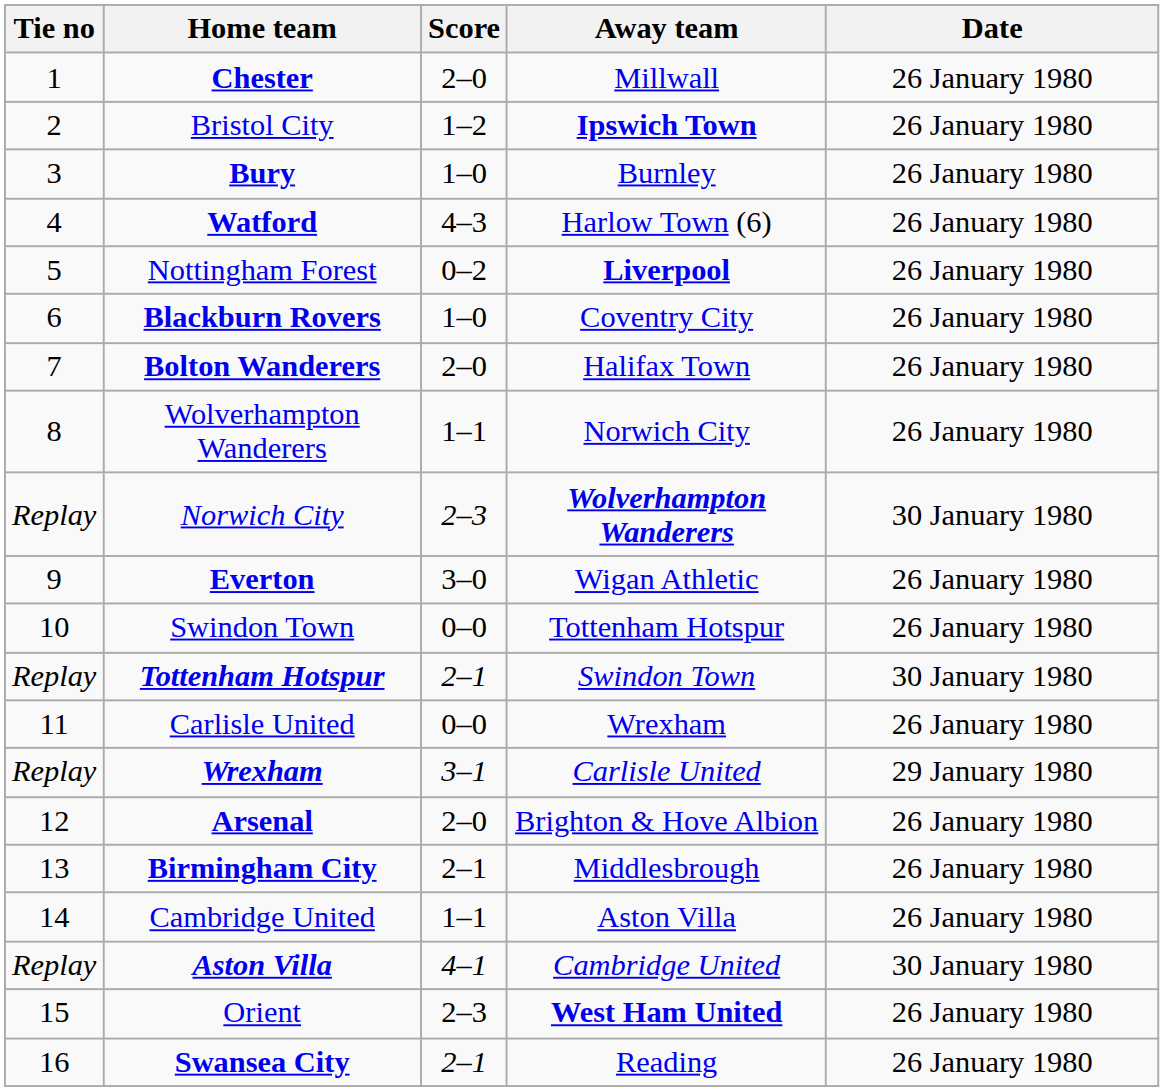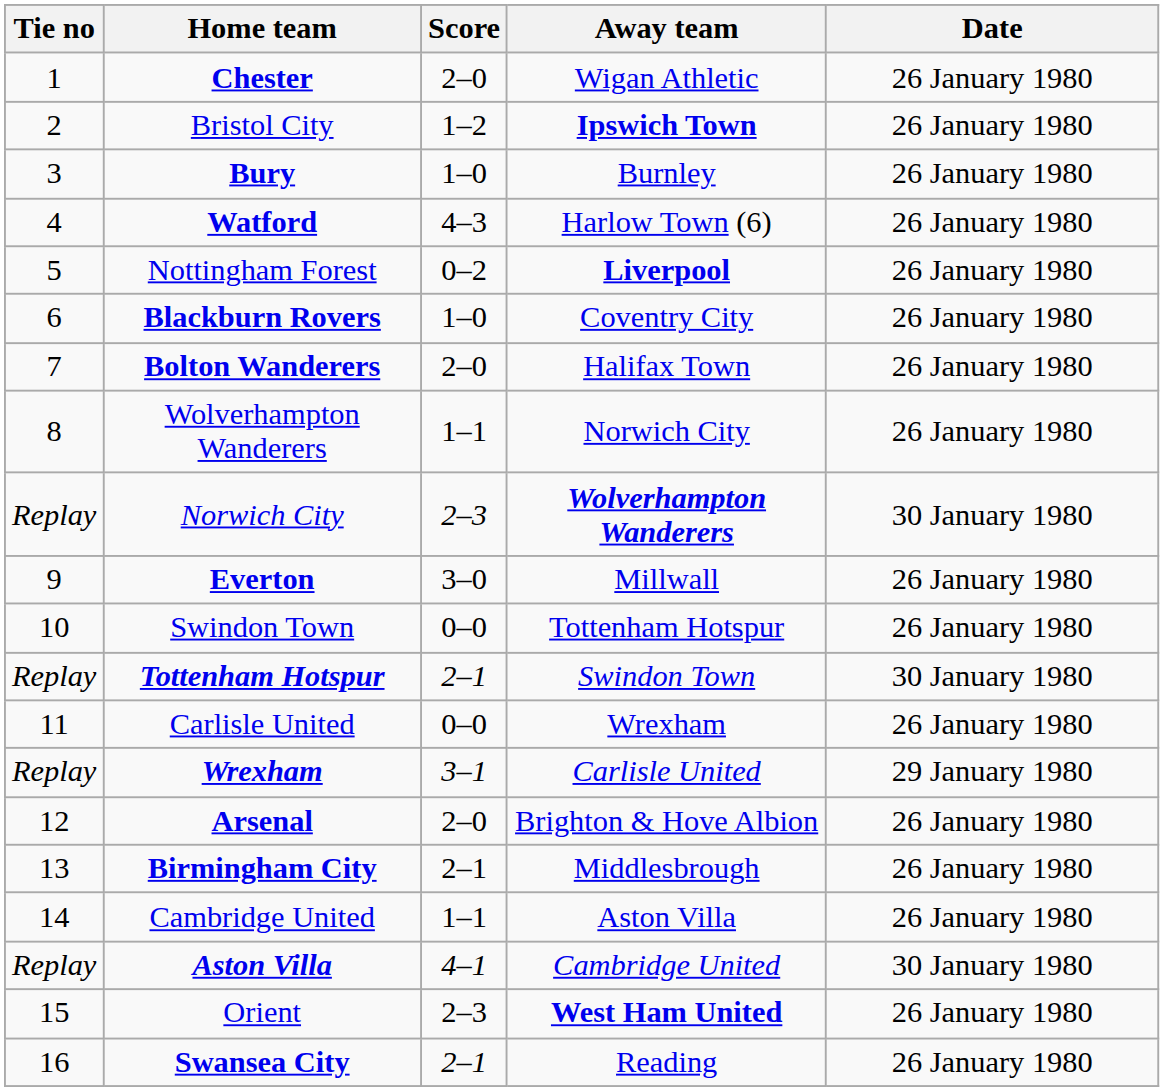(667, 76) Millwall -> (667, 76) Wigan Athletic
(667, 579) Wigan Athletic -> (667, 579) Millwall
